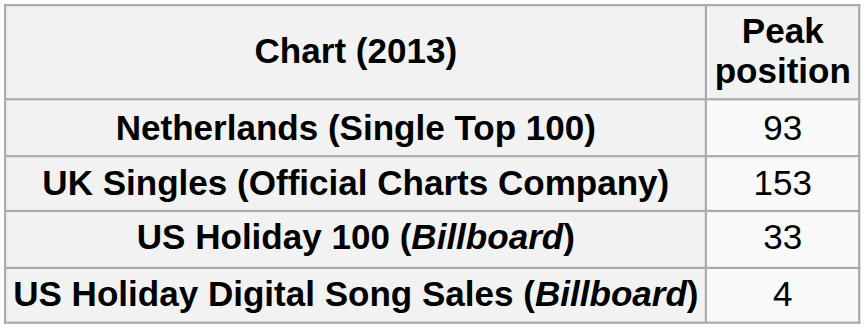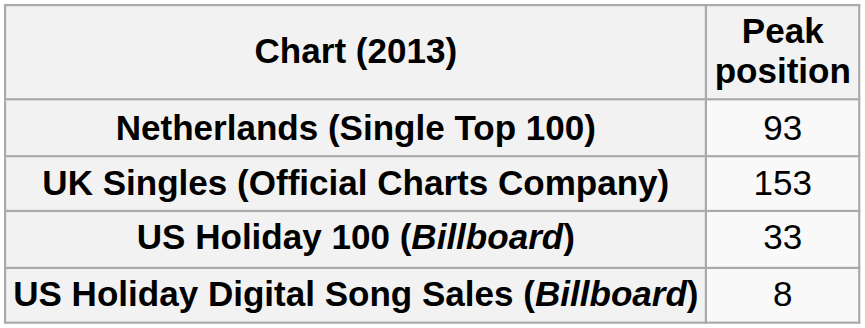(783, 293) 4 -> (783, 293) 8
